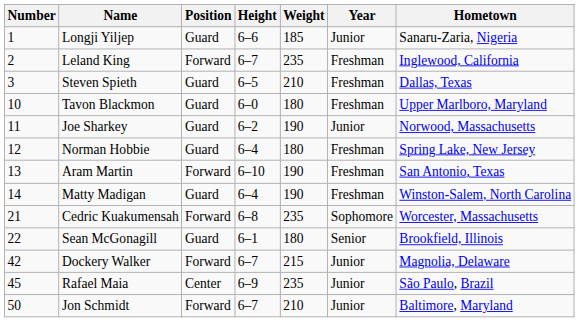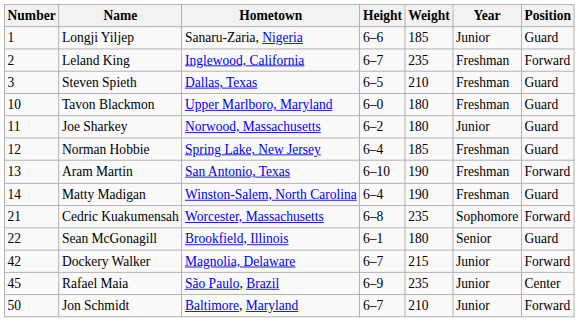columns swapped: (208, 15) <-> (485, 15)
(293, 127) 190 -> (418, 127) 180
(293, 149) 180 -> (418, 149) 185
